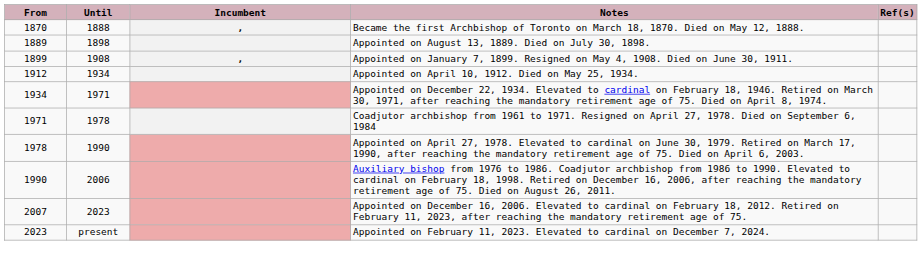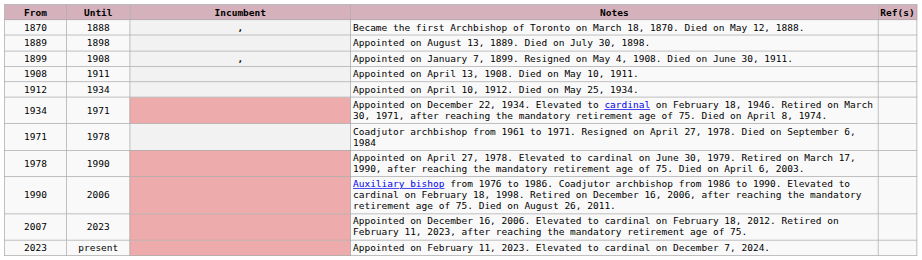+ row: (496, 74)
